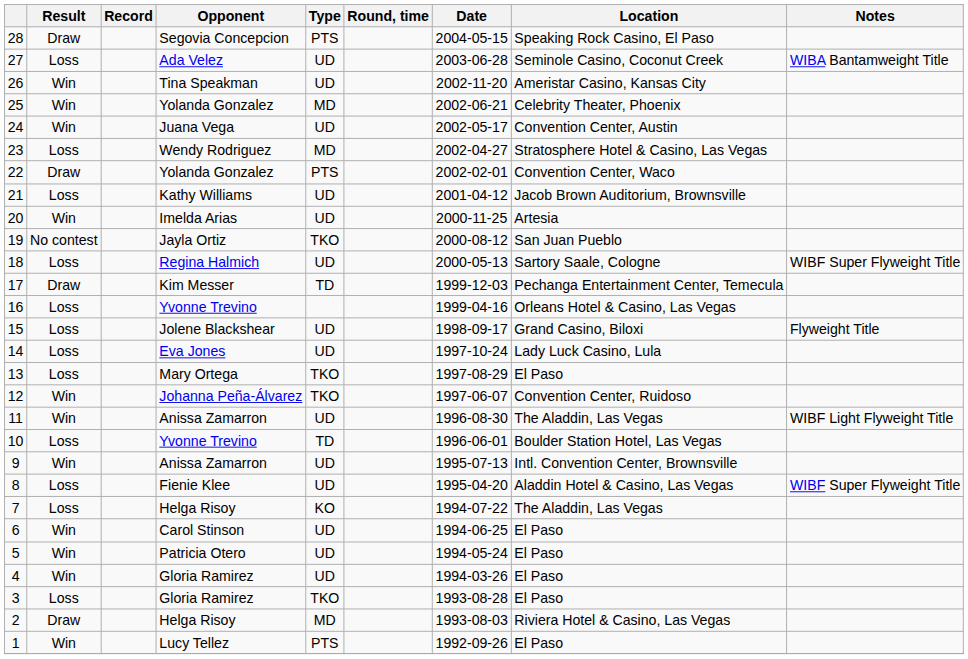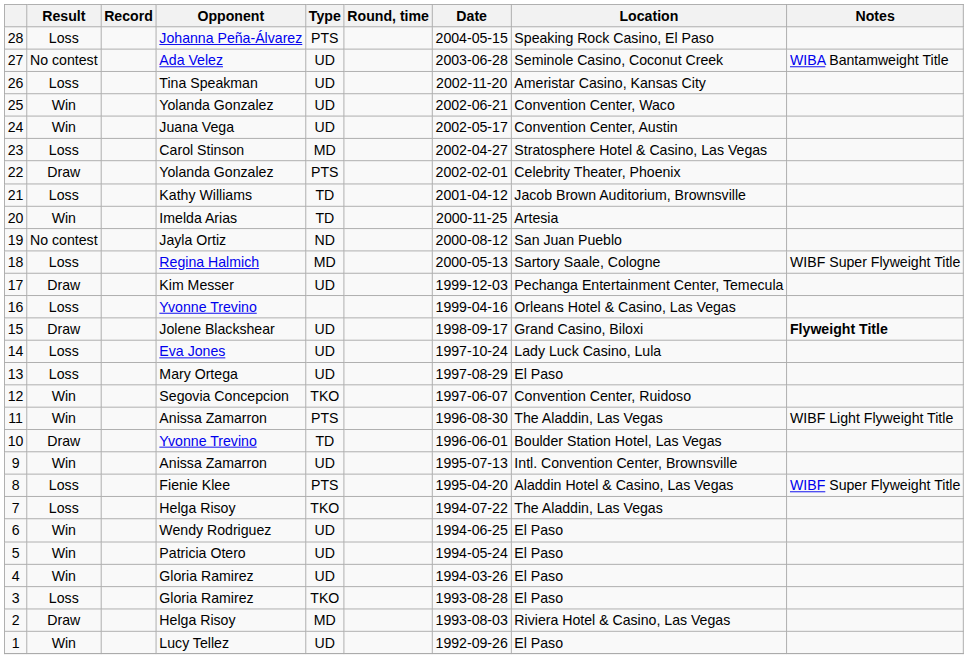(64, 38) Draw -> (64, 38) Loss
(224, 38) Segovia Concepcion -> (231, 38) Johanna Peña-Álvarez
(64, 61) Loss -> (64, 61) No contest
(64, 83) Win -> (64, 83) Loss
(325, 105) MD -> (325, 105) UD
(597, 105) Celebrity Theater, Phoenix -> (595, 105) Convention Center, Waco
(215, 150) Wendy Rodriguez -> (202, 150) Carol Stinson
(595, 172) Convention Center, Waco -> (597, 172) Celebrity Theater, Phoenix
(325, 195) UD -> (325, 195) TD
(325, 217) UD -> (325, 217) TD
(325, 240) TKO -> (325, 240) ND
(325, 262) UD -> (325, 262) MD
(325, 284) TD -> (325, 284) UD
(64, 329) Loss -> (64, 329) Draw
(835, 329) normal -> (839, 329) bold
(325, 374) TKO -> (325, 374) UD
(231, 396) Johanna Peña-Álvarez -> (224, 396) Segovia Concepcion
(325, 419) UD -> (325, 419) PTS
(64, 441) Loss -> (64, 441) Draw
(325, 486) UD -> (325, 486) PTS
(325, 508) KO -> (325, 508) TKO
(202, 531) Carol Stinson -> (215, 531) Wendy Rodriguez
(325, 642) PTS -> (325, 642) UD
